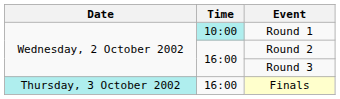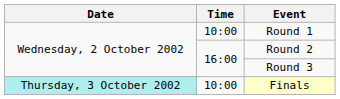(221, 31) paleturquoise background -> (221, 31) no background
(221, 85) 16:00 -> (221, 85) 10:00
